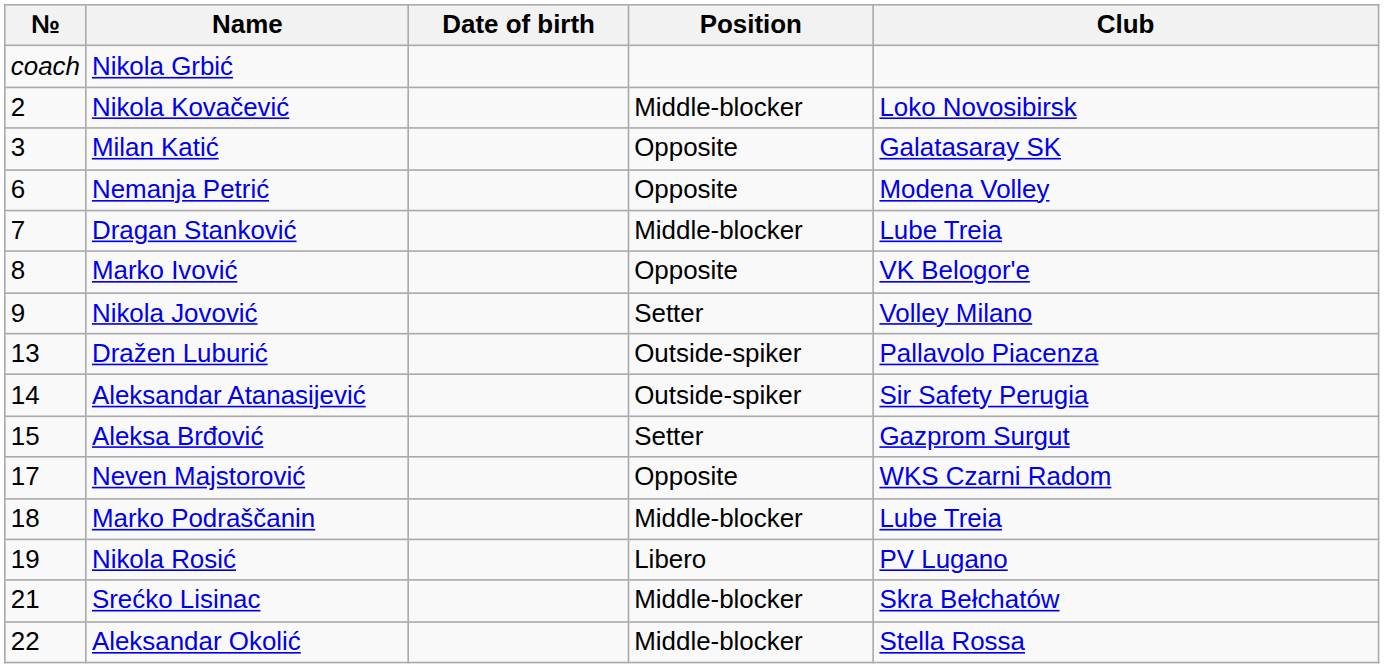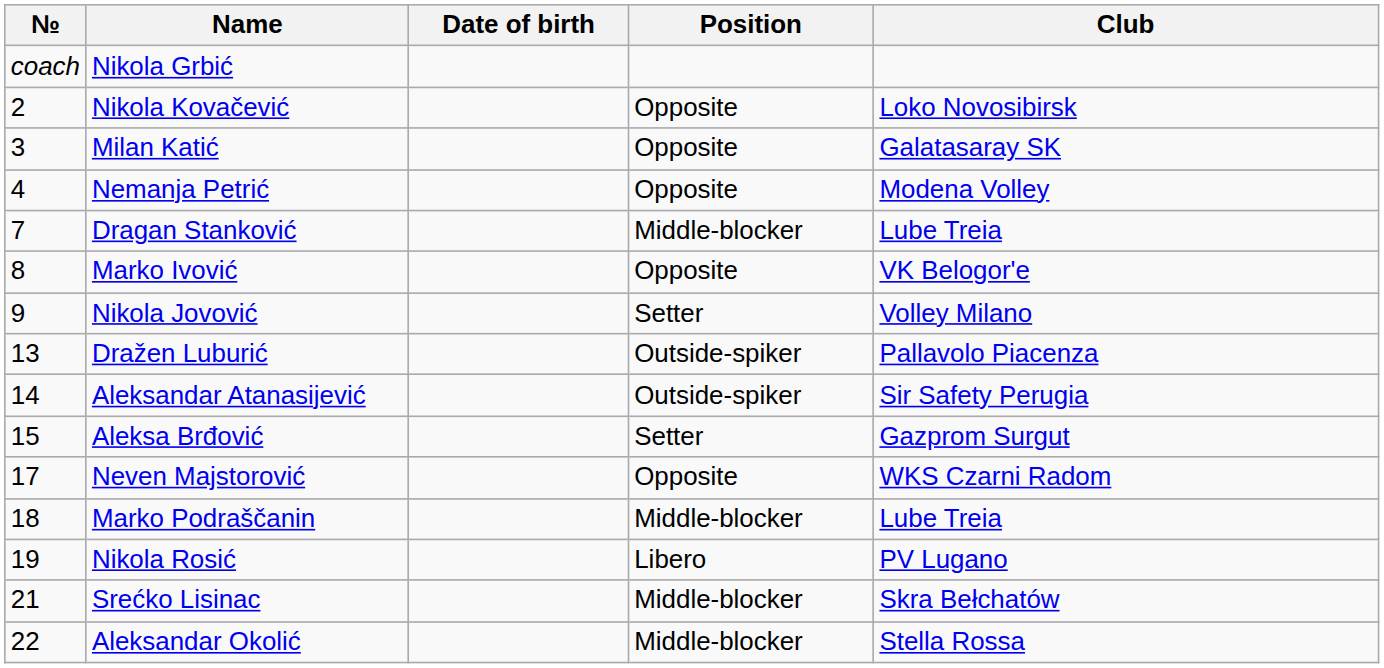(718, 107) Middle-blocker -> (686, 107) Opposite
(18, 189) 6 -> (18, 189) 4
